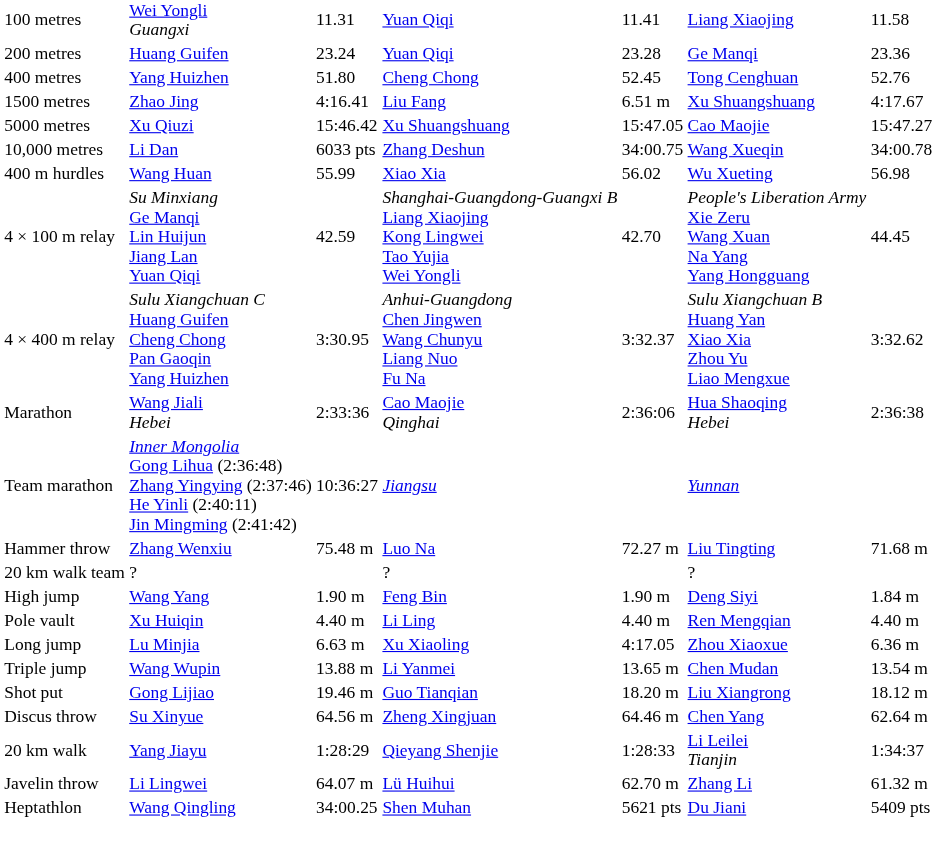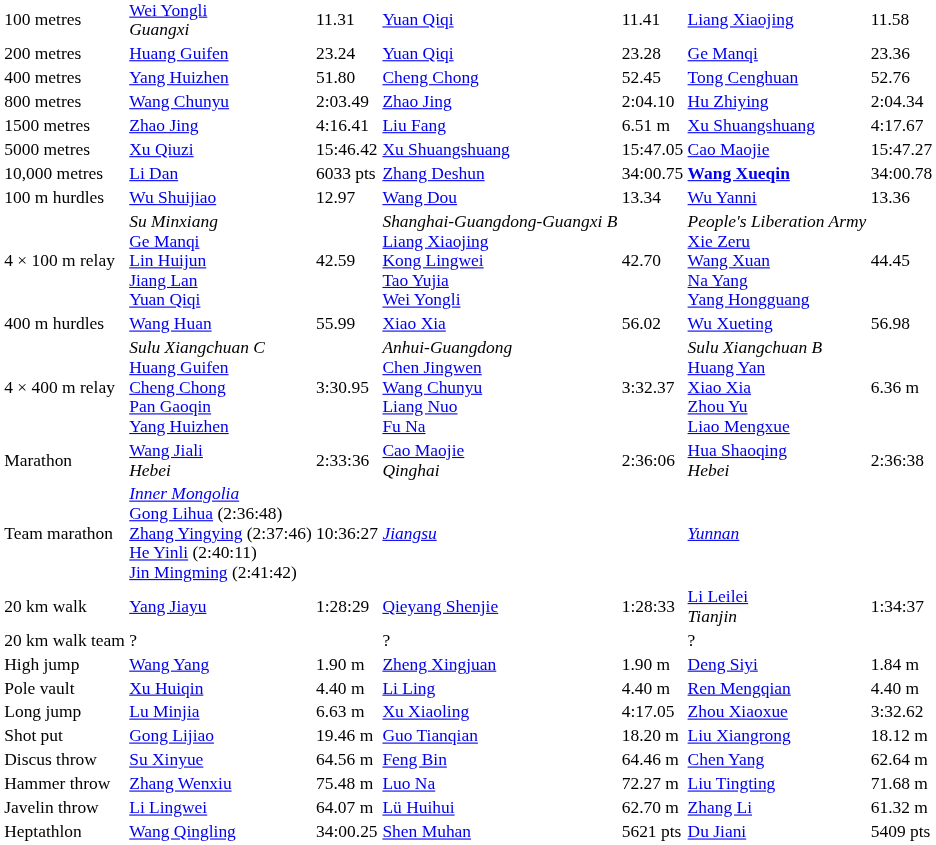+ row: (43, 101)
(736, 149) normal -> (739, 173) bold
+ row: (54, 197)
rows swapped: (54, 173) <-> (60, 236)
(897, 339) 3:32.62 -> (895, 387) 6.36 m
rows swapped: (45, 750) <-> (57, 548)
(415, 596) Feng Bin -> (439, 664) Zheng Xingjuan
(895, 644) 6.36 m -> (897, 711) 3:32.62
- row: (45, 668)
(439, 716) Zheng Xingjuan -> (415, 759) Feng Bin
